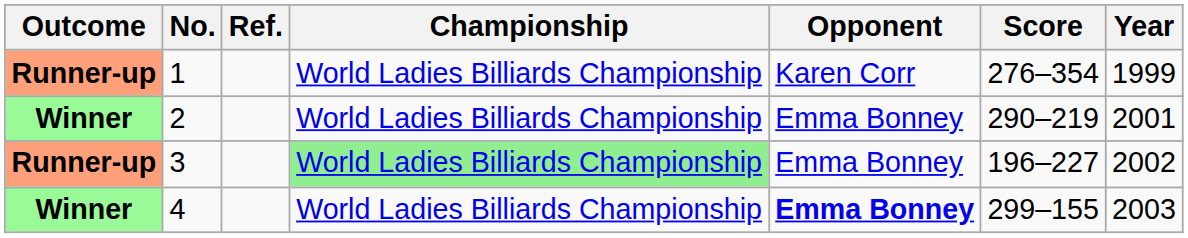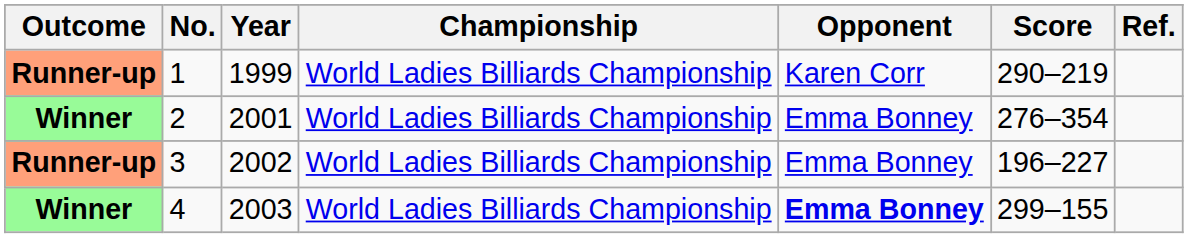columns swapped: (1144, 27) <-> (256, 27)
(1043, 72) 276–354 -> (1053, 72) 290–219
(1043, 118) 290–219 -> (1053, 118) 276–354
(529, 163) lightgreen background -> (539, 163) no background
